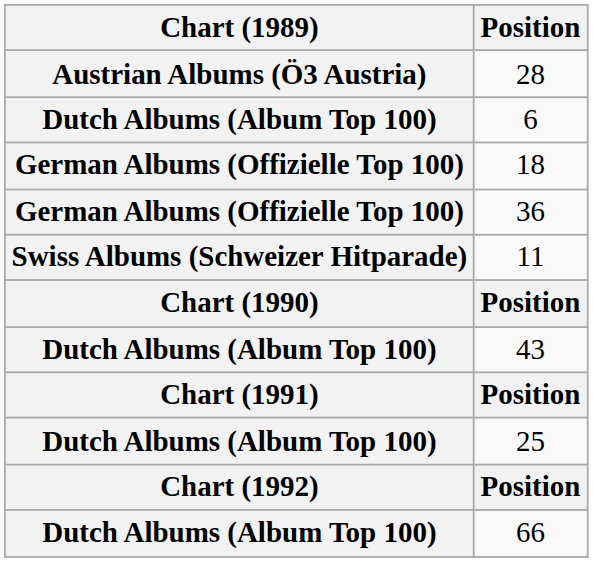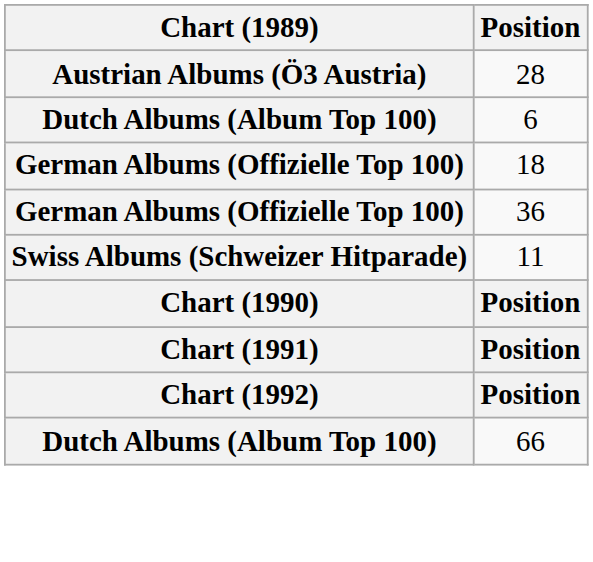- row: (530, 348)
- row: (530, 440)
